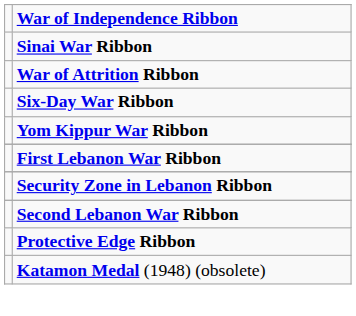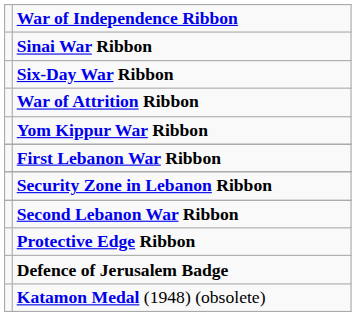rows swapped: (95, 102) <-> (108, 74)
+ row: (123, 269)
